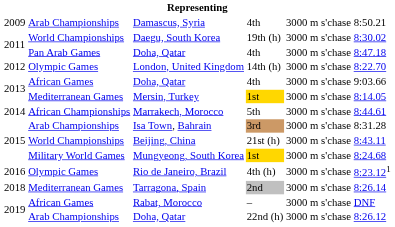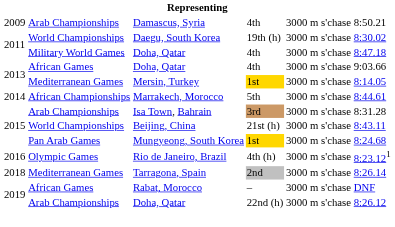(64, 52) Pan Arab Games -> (76, 52) Military World Games
- row: (15, 67)
(76, 155) Military World Games -> (64, 140) Pan Arab Games
